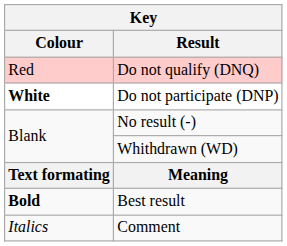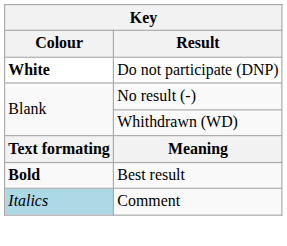- row: (188, 69)
(28, 227) no background -> (28, 200) lightblue background
